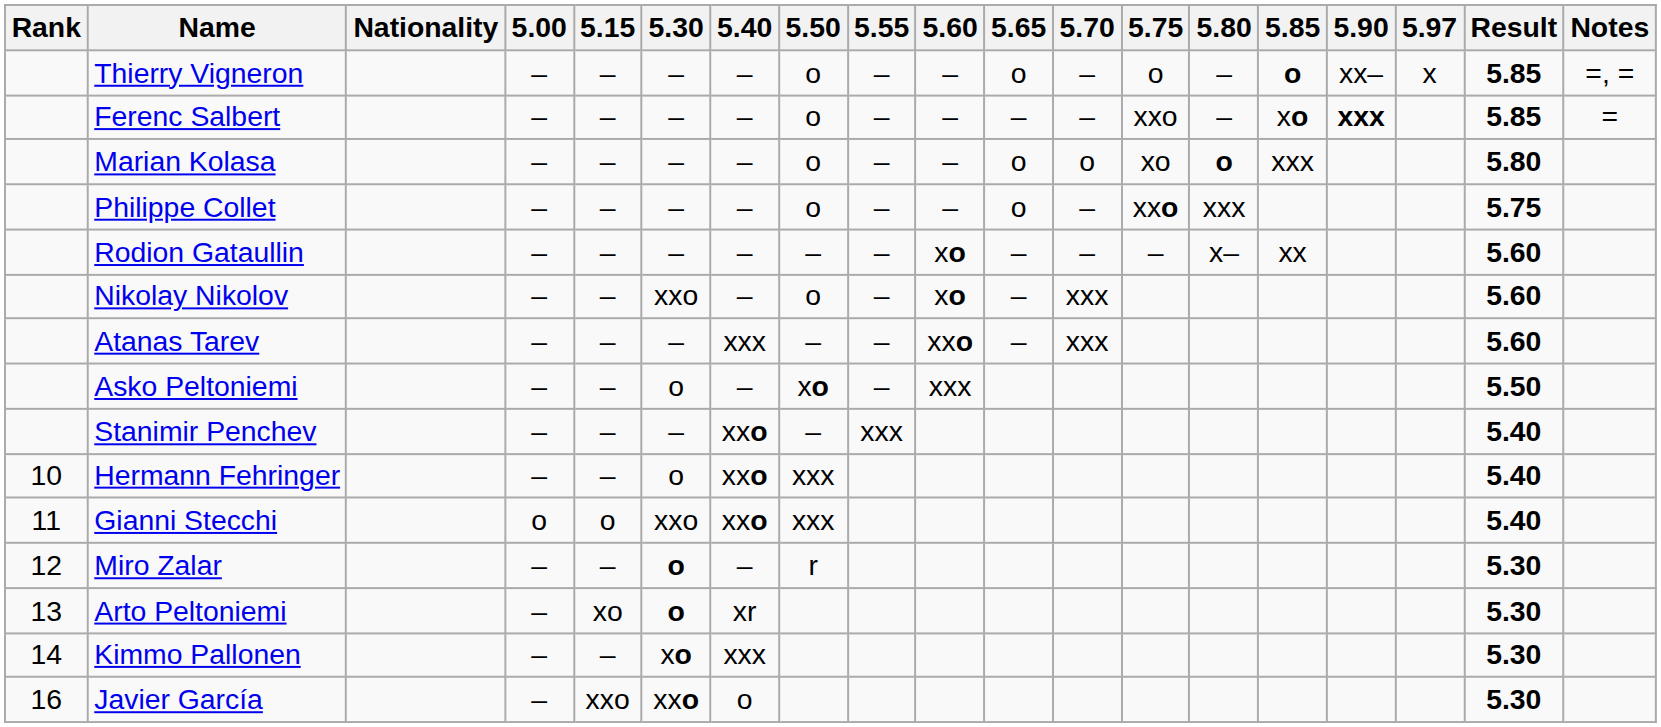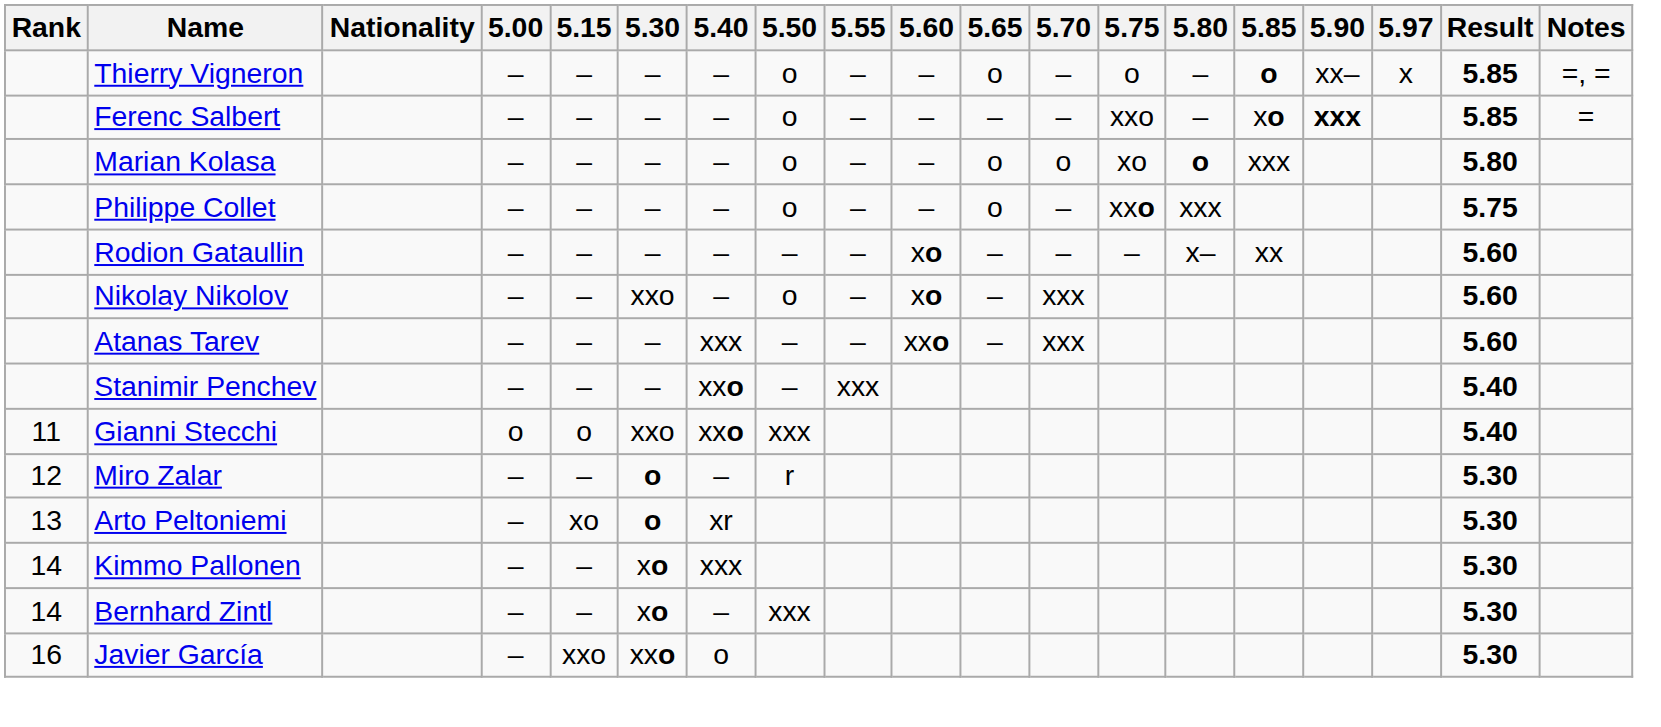- row: (196, 386)
- row: (217, 476)
+ row: (183, 610)
